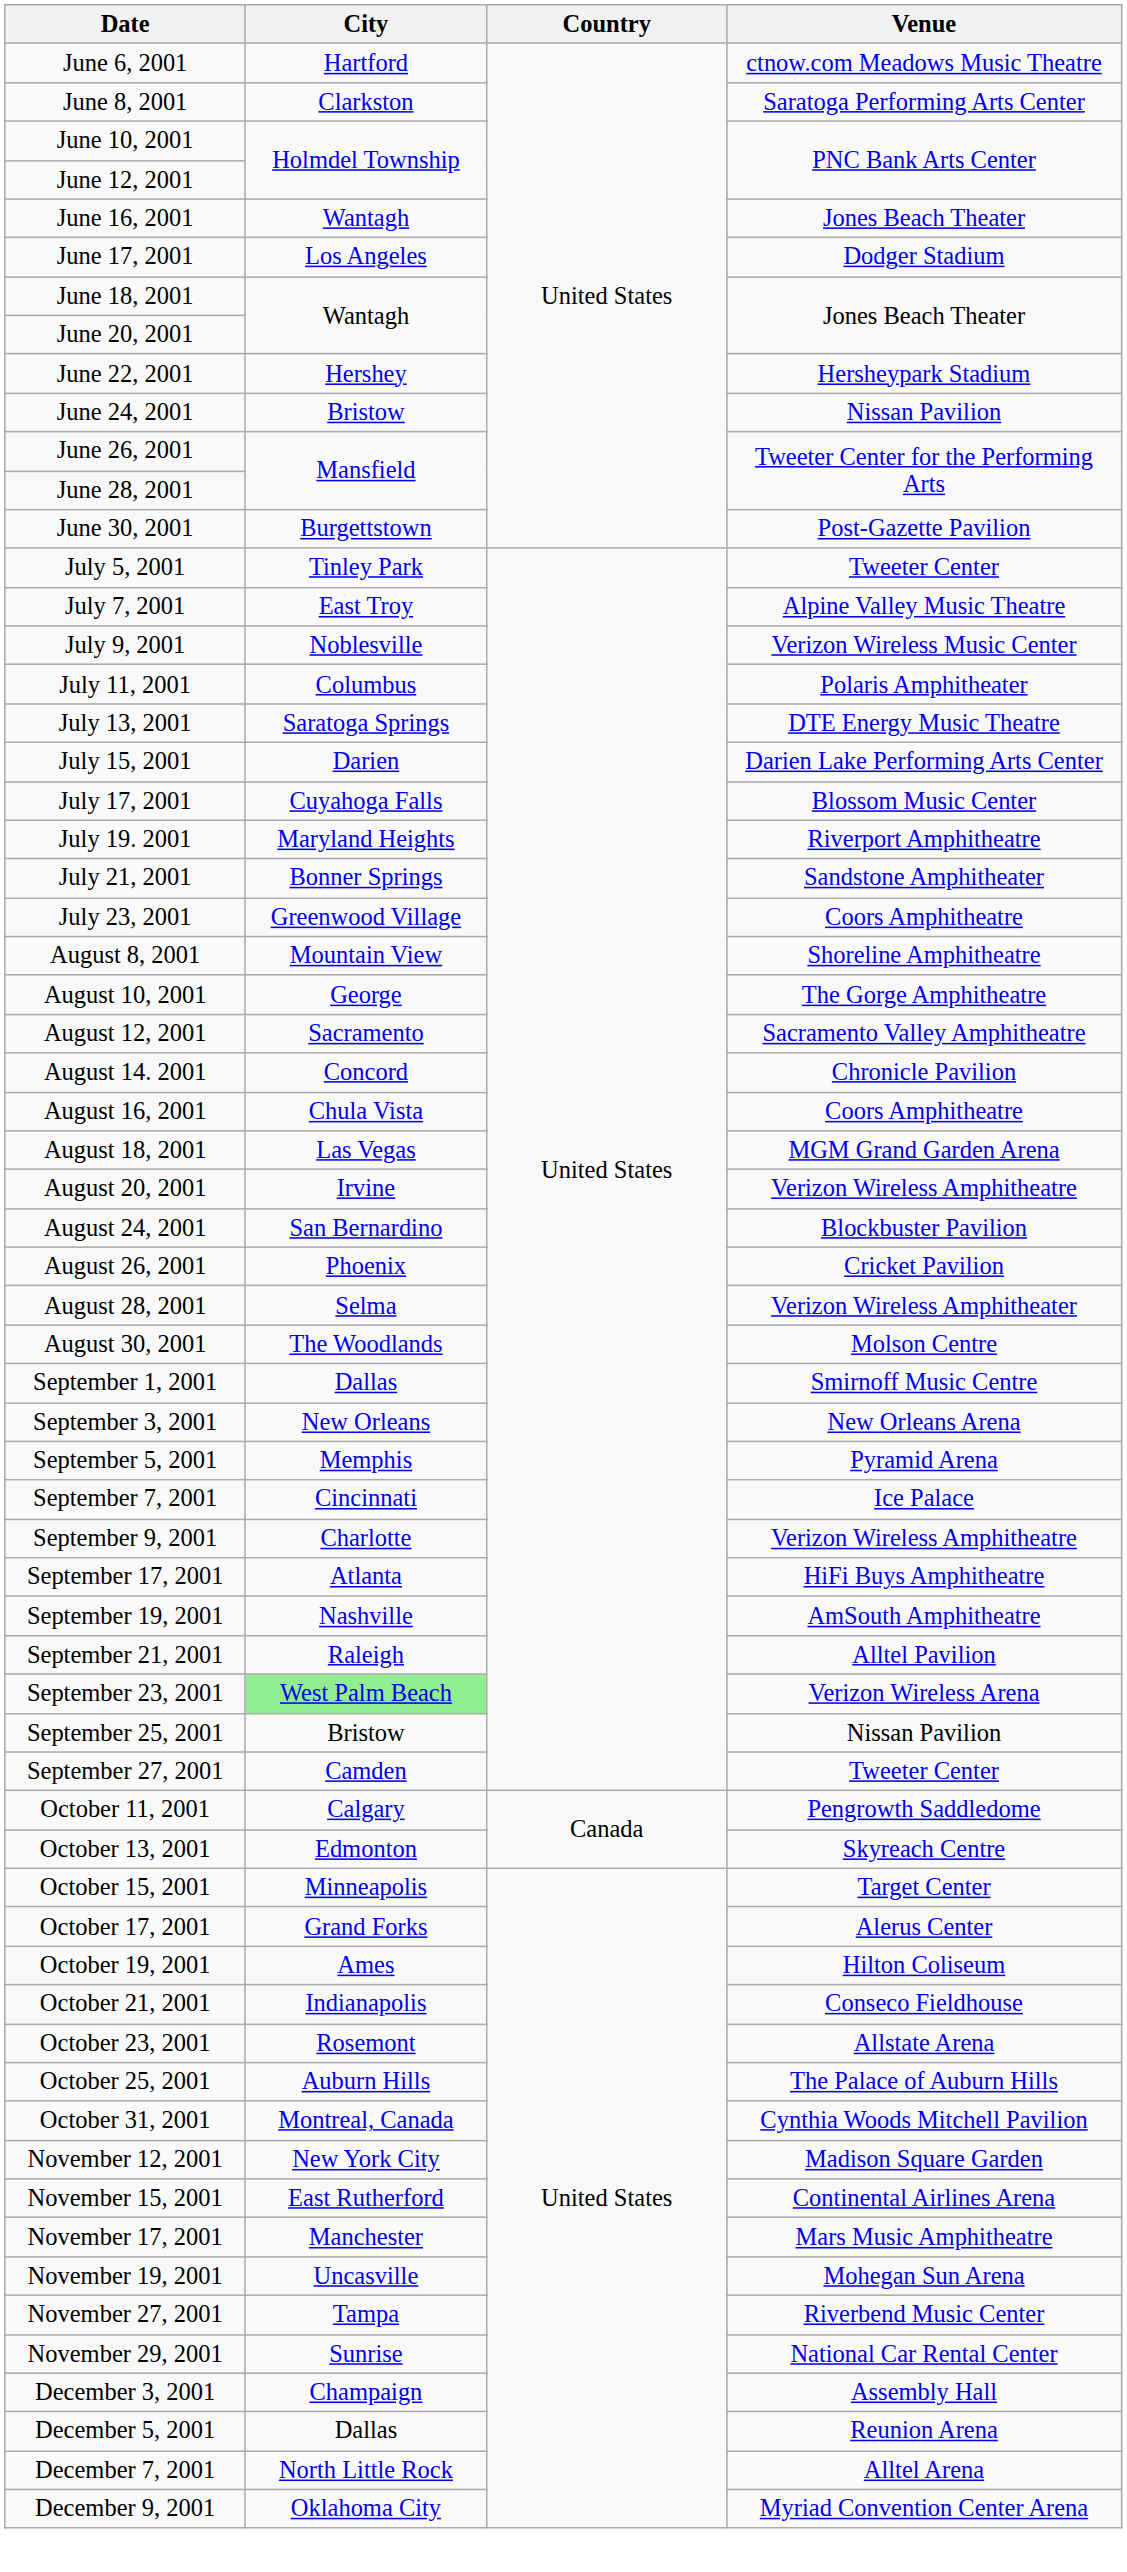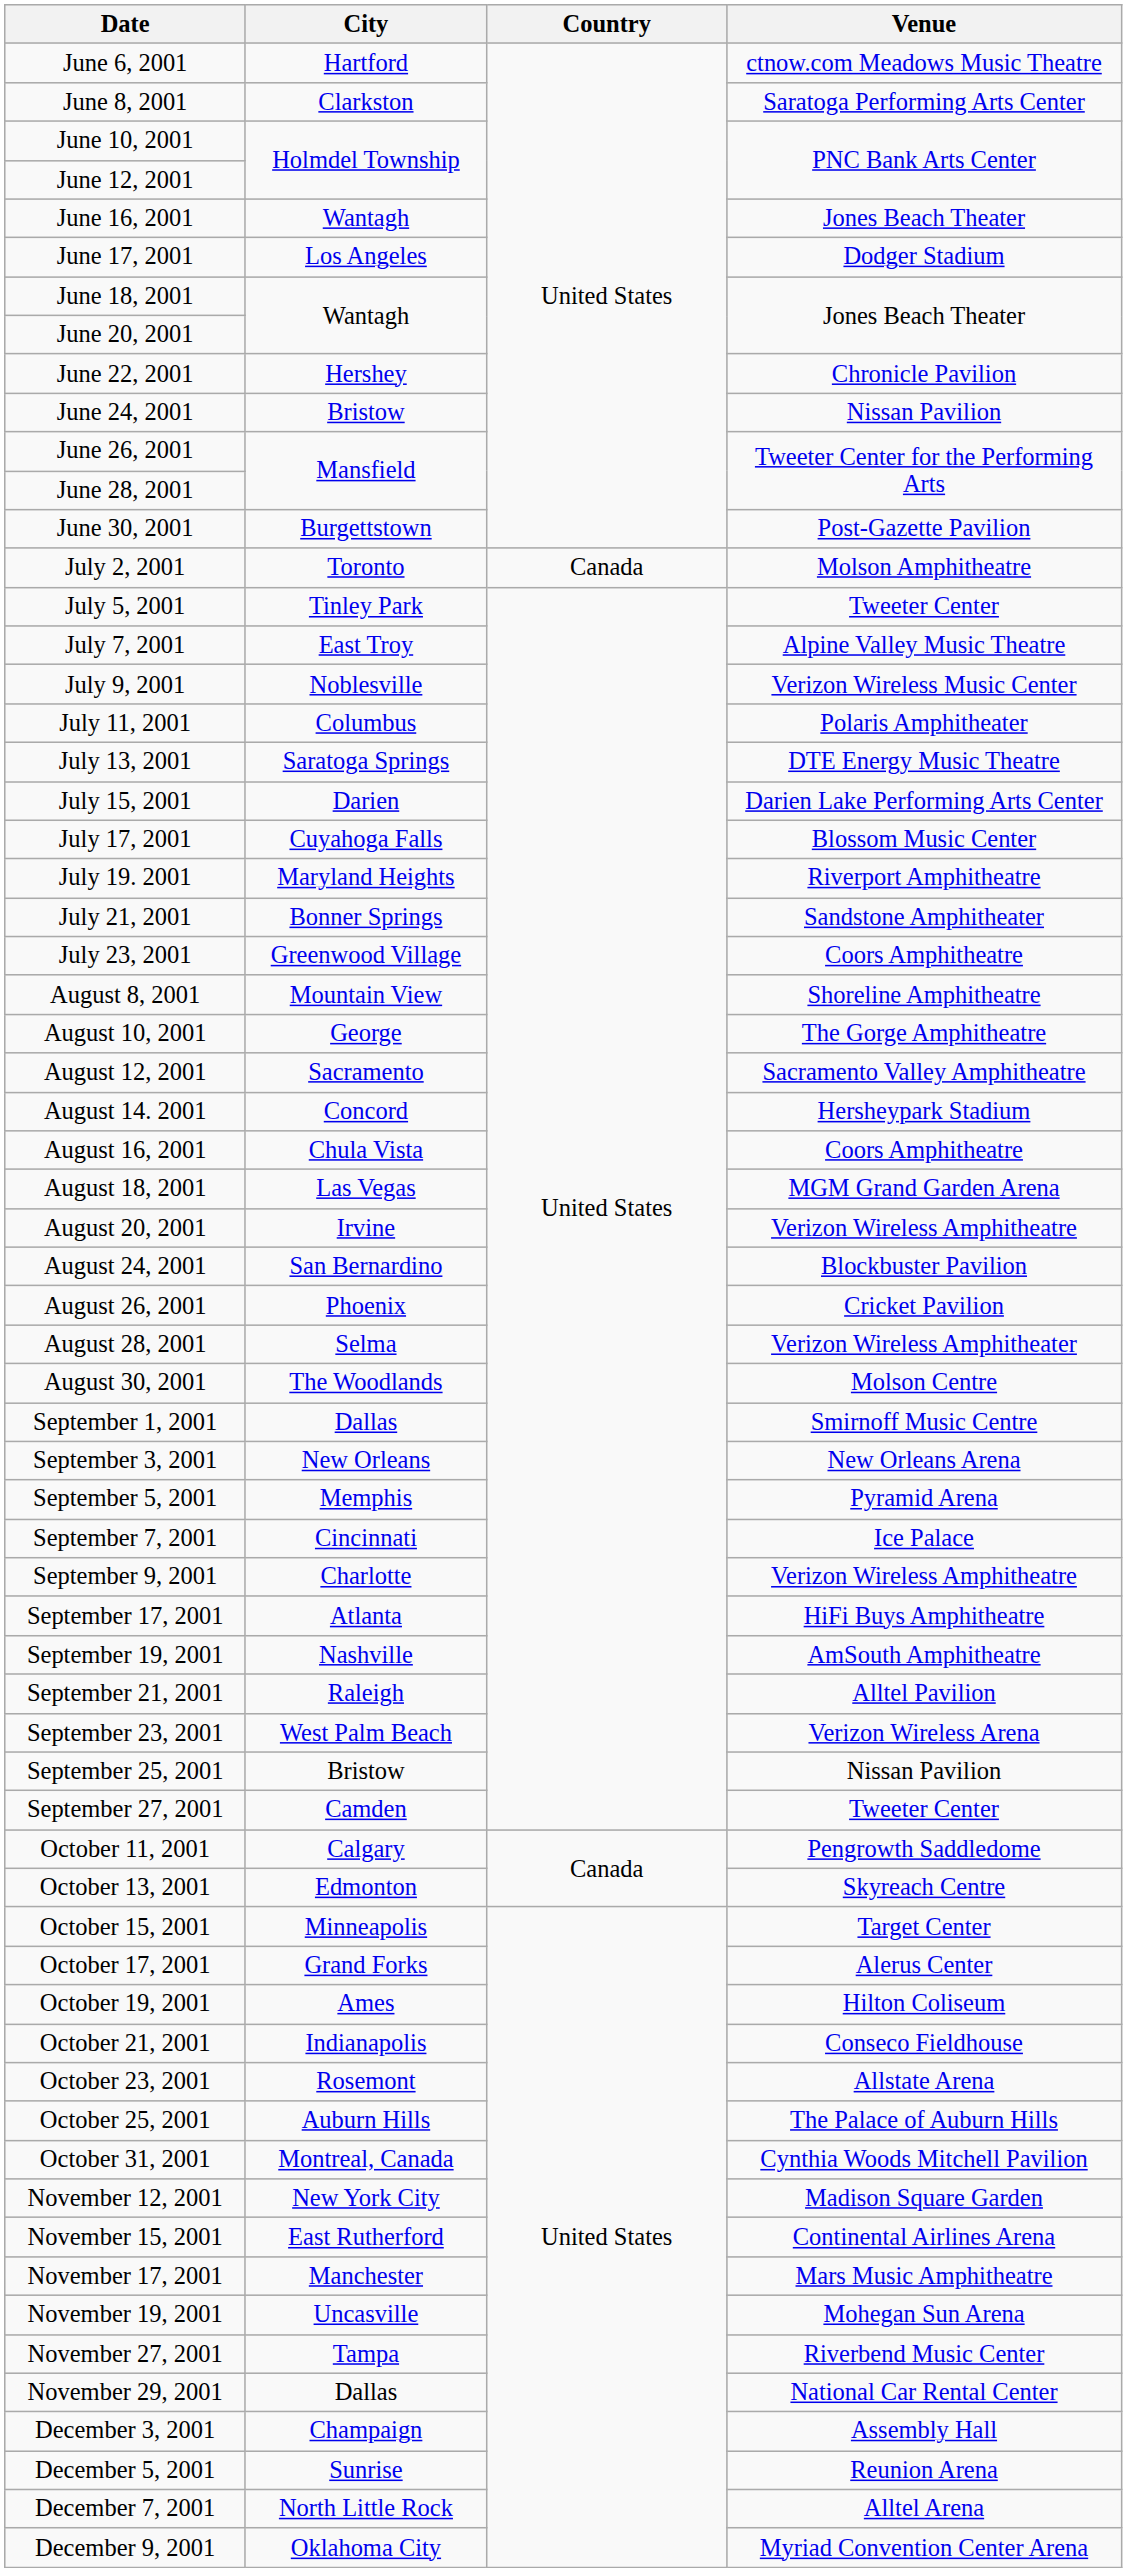(924, 373) Hersheypark Stadium -> (924, 373) Chronicle Pavilion
+ row: (125, 567)
(924, 1072) Chronicle Pavilion -> (924, 1110) Hersheypark Stadium
(366, 1693) lightgreen background -> (366, 1732) no background
(366, 2353) Sunrise -> (366, 2392) Dallas
(366, 2430) Dallas -> (366, 2469) Sunrise
